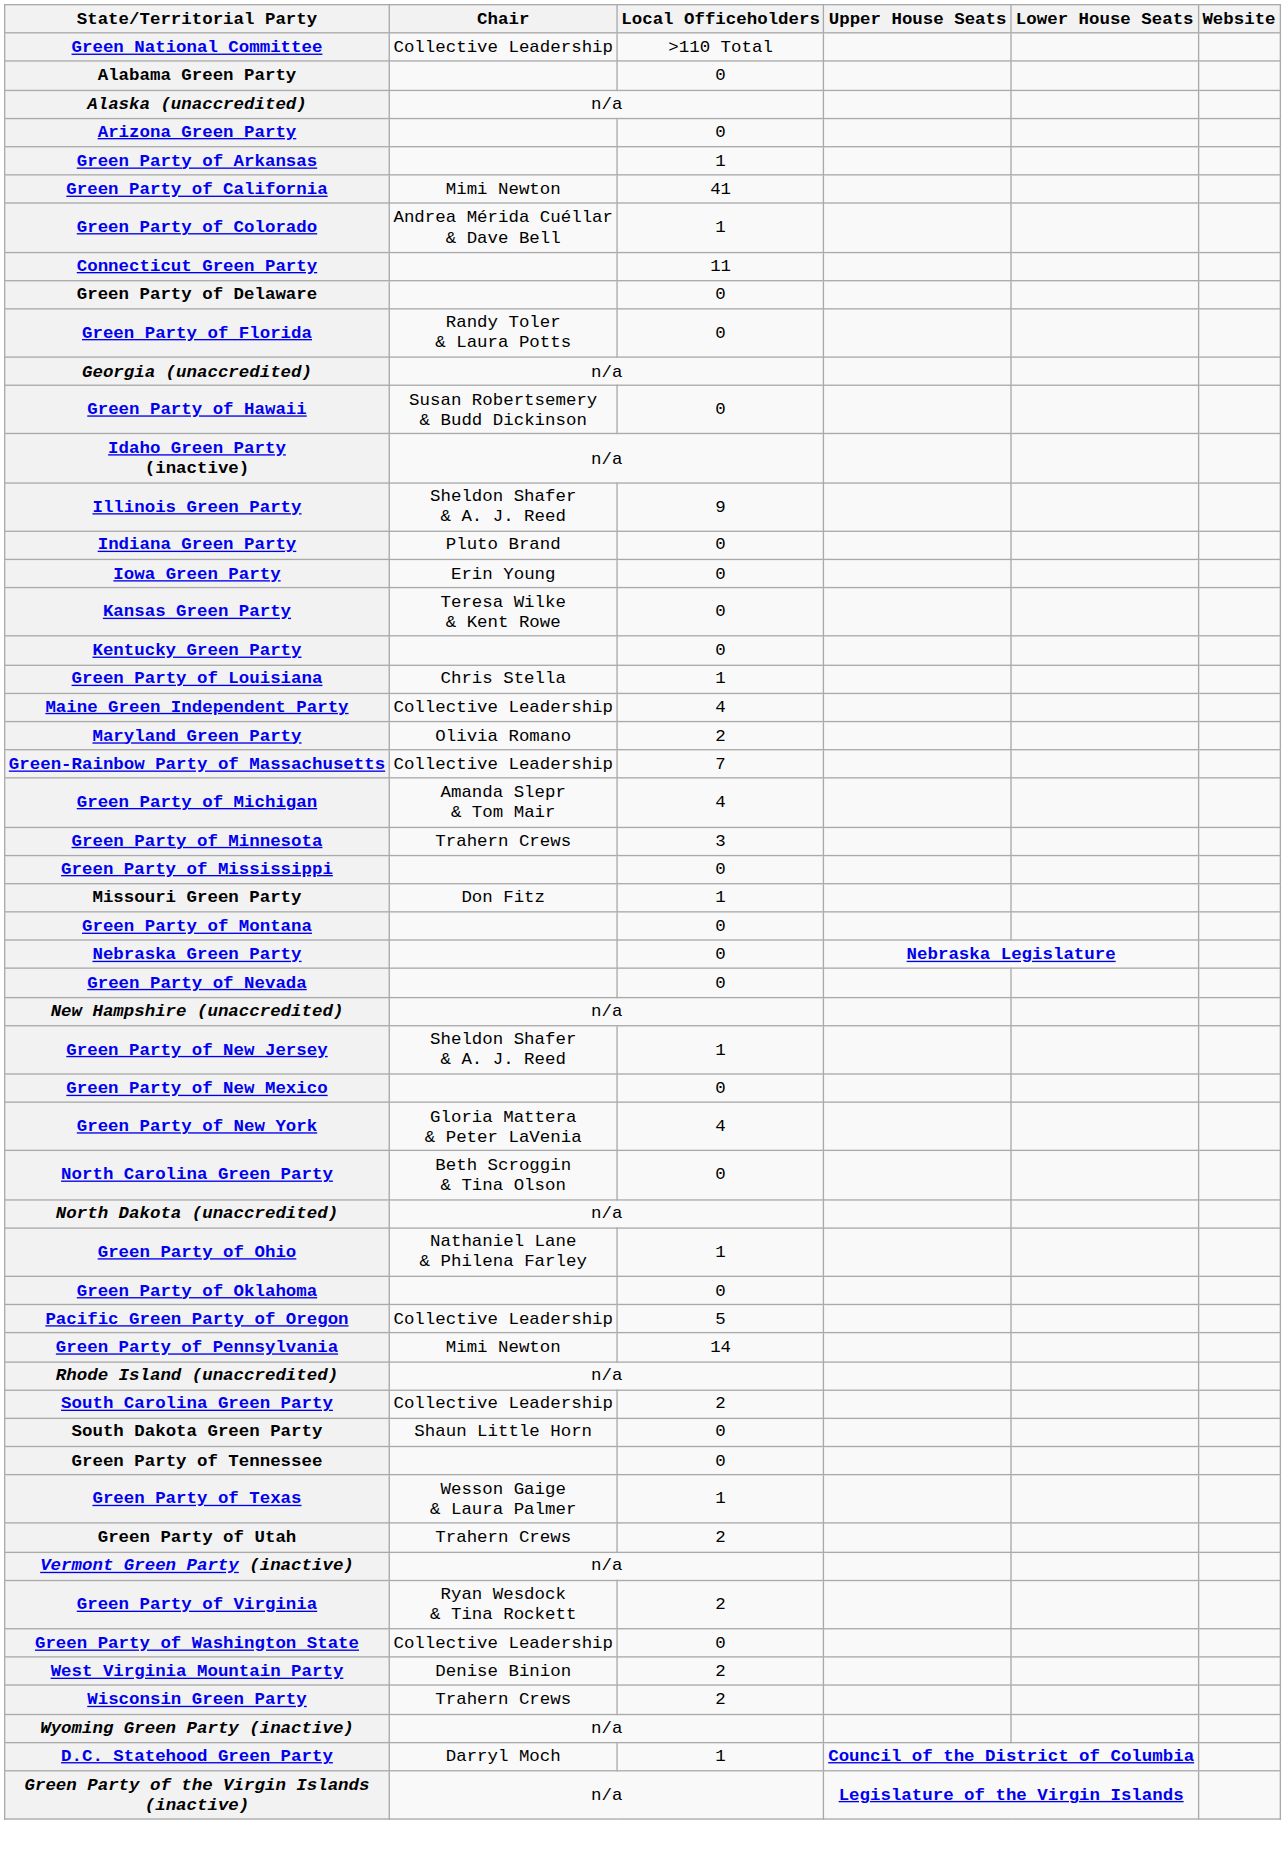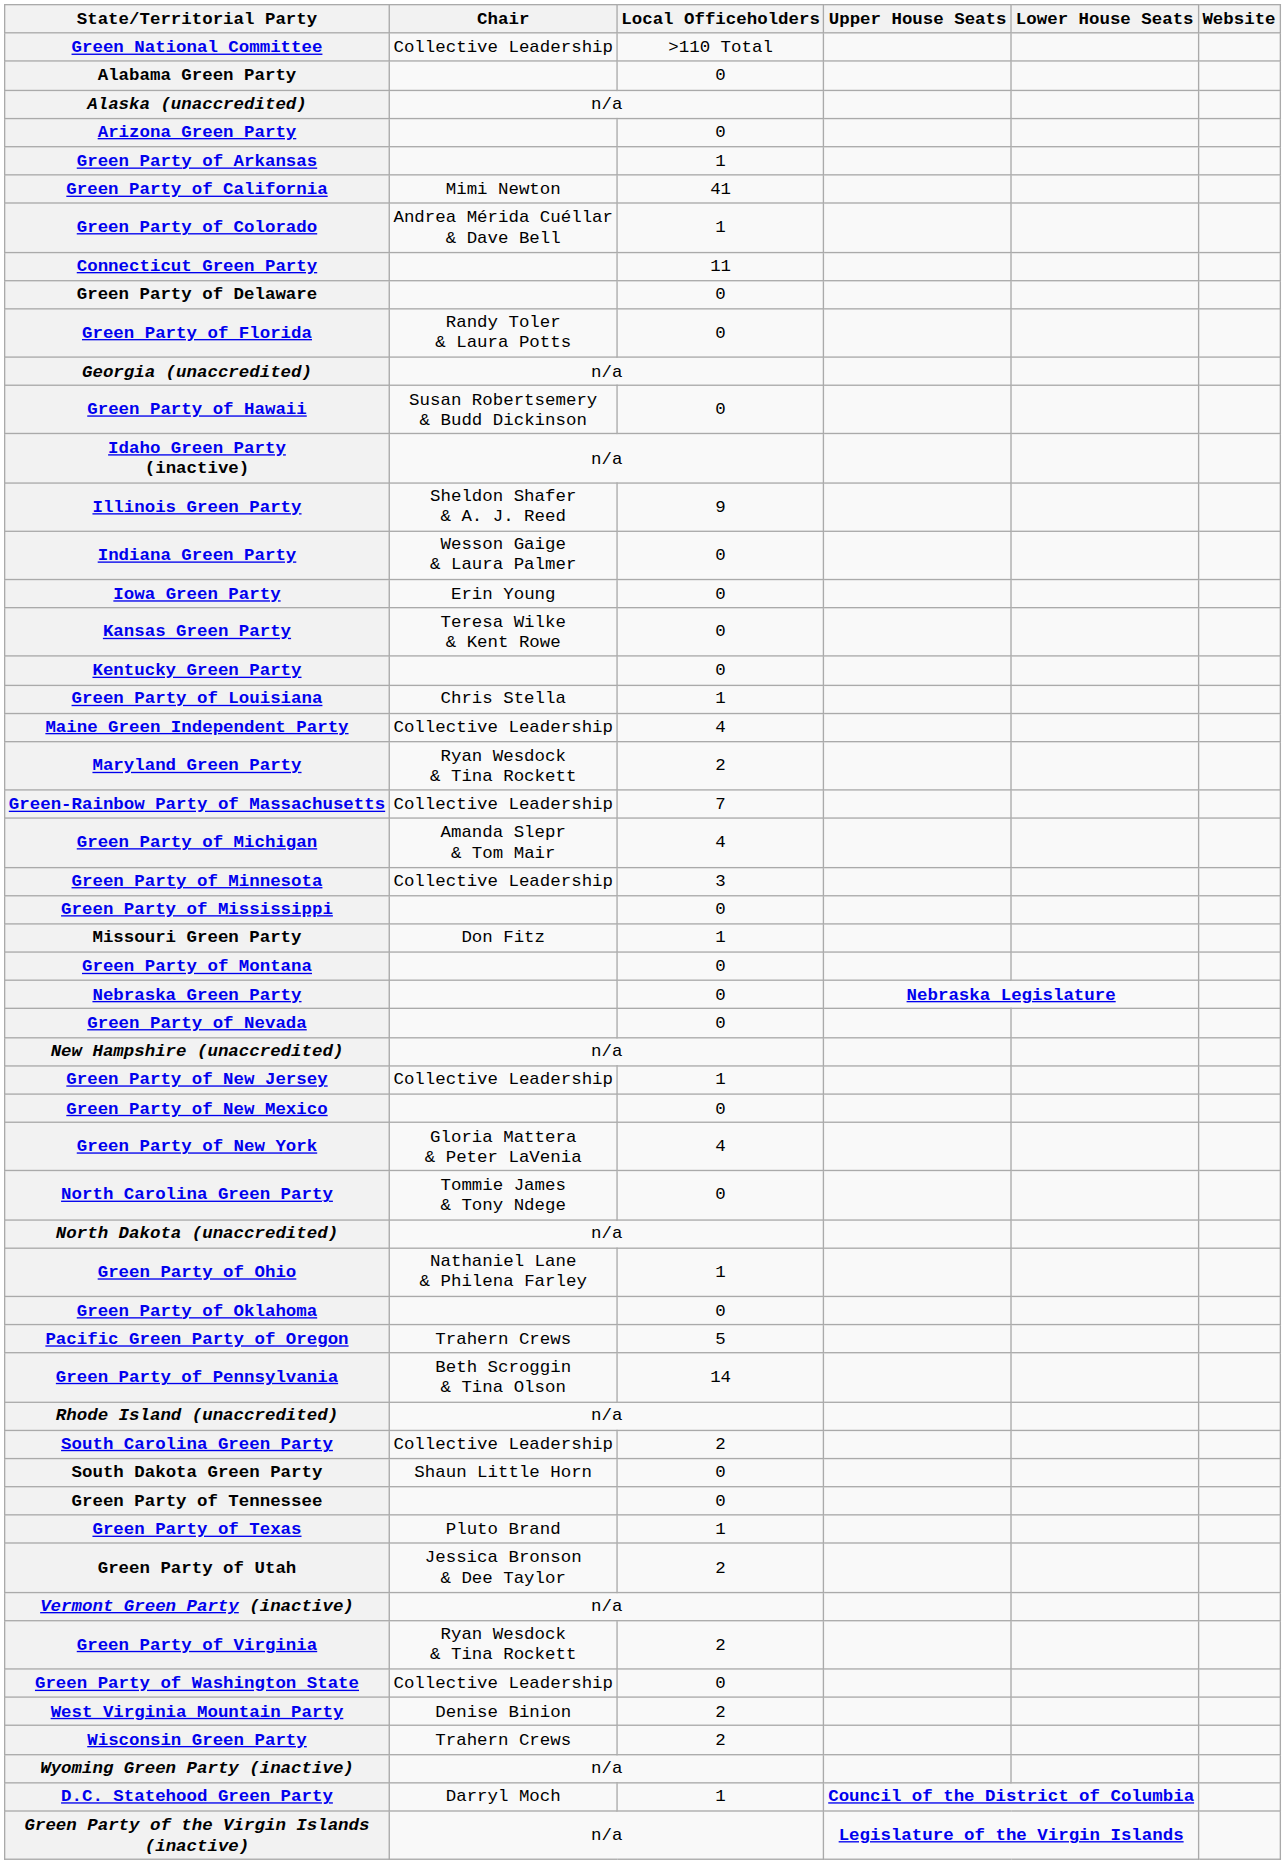(503, 545) Pluto Brand -> (503, 555) Wesson Gaige & Laura Palmer
(503, 736) Olivia Romano -> (503, 766) Ryan Wesdock & Tina Rockett
(503, 841) Trahern Crews -> (503, 881) Collective Leadership
(503, 1050) Sheldon Shafer & A. J. Reed -> (503, 1080) Collective Leadership
(503, 1175) Beth Scroggin & Tina Olson -> (503, 1195) Tommie James & Tony Ndege
(503, 1319) Collective Leadership -> (503, 1339) Trahern Crews
(503, 1347) Mimi Newton -> (503, 1377) Beth Scroggin & Tina Olson
(503, 1499) Wesson Gaige & Laura Palmer -> (503, 1529) Pluto Brand
(503, 1538) Trahern Crews -> (503, 1568) Jessica Bronson & Dee Taylor
